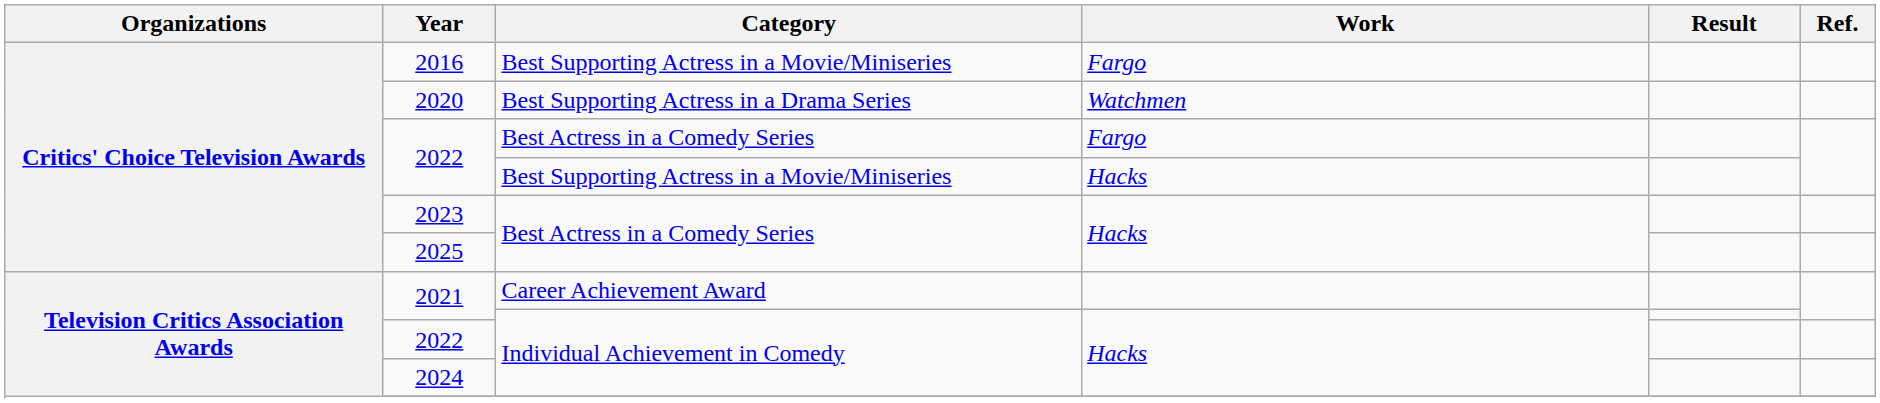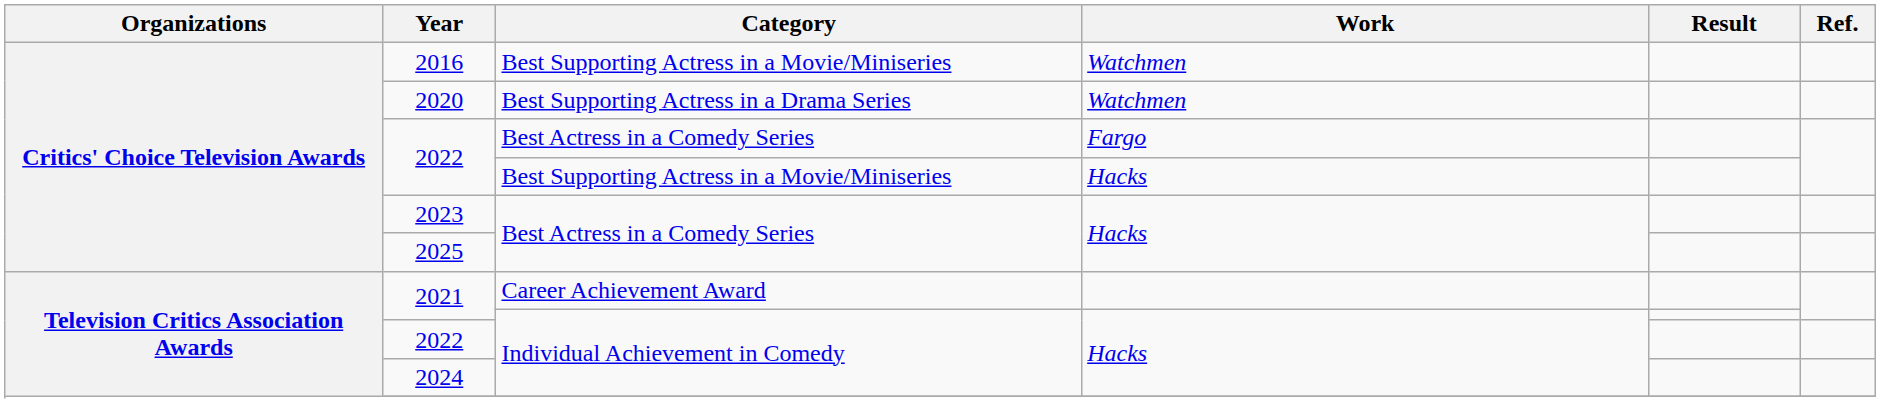(1117, 61) Fargo -> (1137, 61) Watchmen
